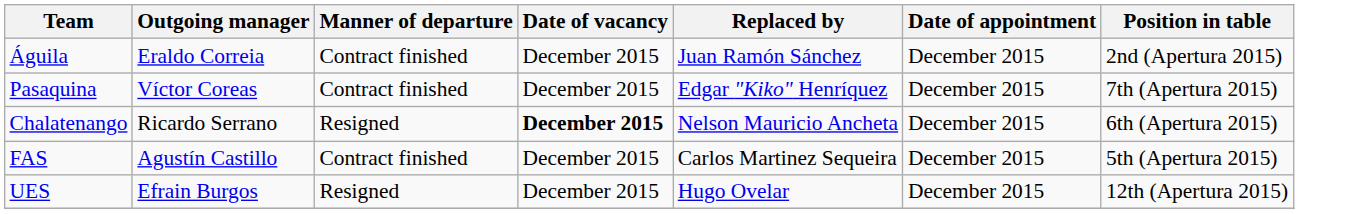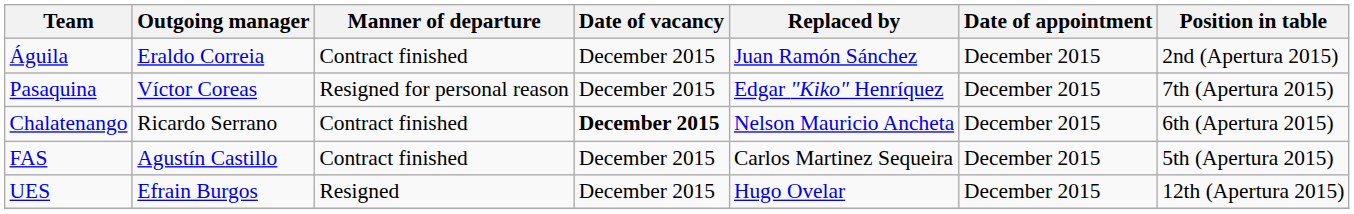(394, 89) Contract finished -> (444, 89) Resigned for personal reason
(359, 123) Resigned -> (394, 123) Contract finished
